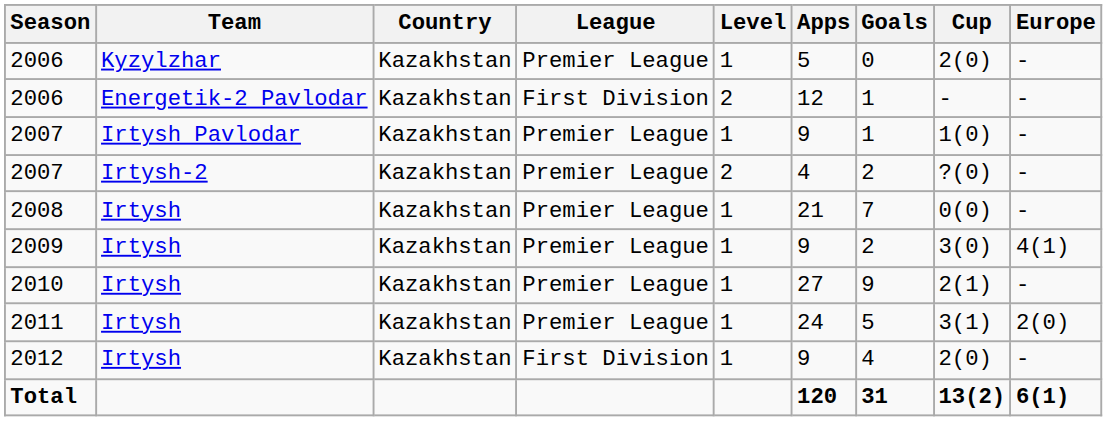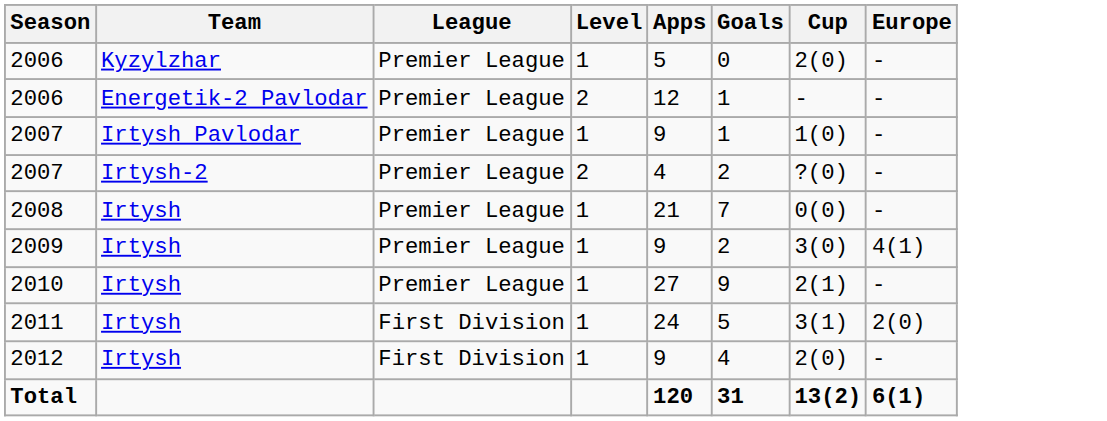- column: (445, 23)
(616, 98) First Division -> (472, 98) Premier League
(616, 322) Premier League -> (472, 322) First Division
